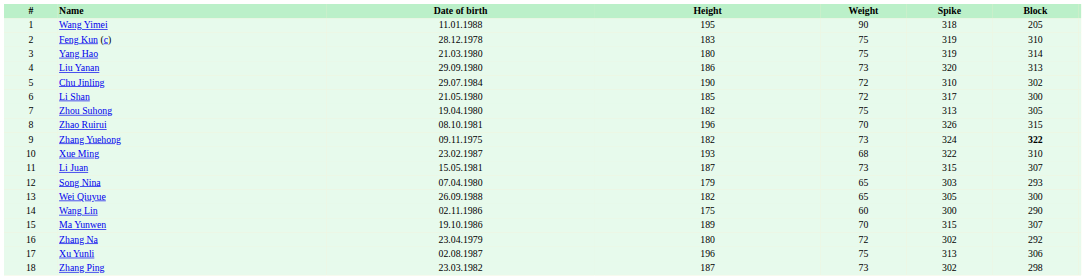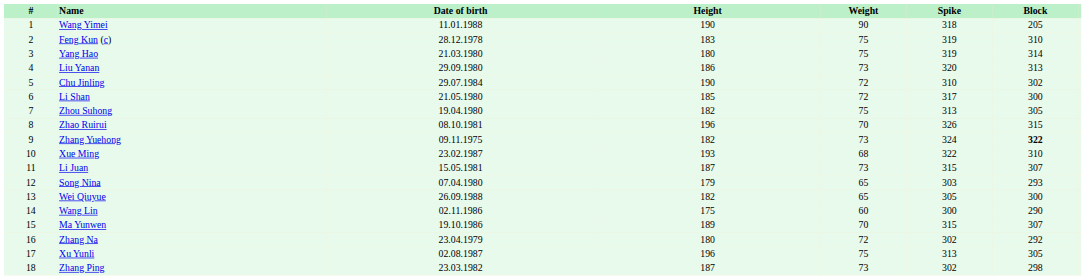(708, 25) 195 -> (708, 25) 190
(1035, 254) 306 -> (1035, 254) 305
